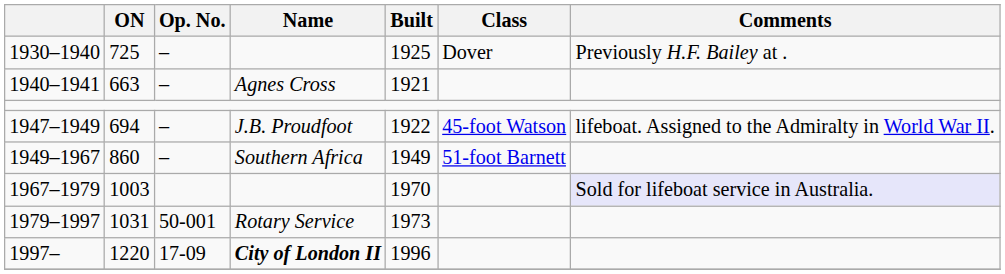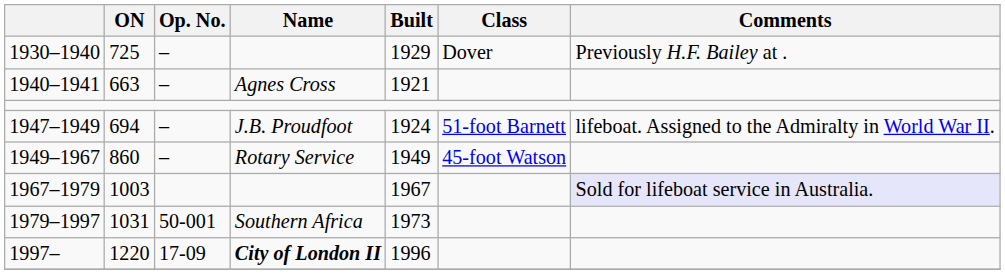(410, 52) 1925 -> (410, 52) 1929
(410, 125) 1922 -> (410, 125) 1924
(504, 125) 45-foot Watson -> (504, 125) 51-foot Barnett
(299, 157) Southern Africa -> (294, 157) Rotary Service
(504, 157) 51-foot Barnett -> (504, 157) 45-foot Watson
(410, 189) 1970 -> (410, 189) 1967
(294, 221) Rotary Service -> (299, 221) Southern Africa
